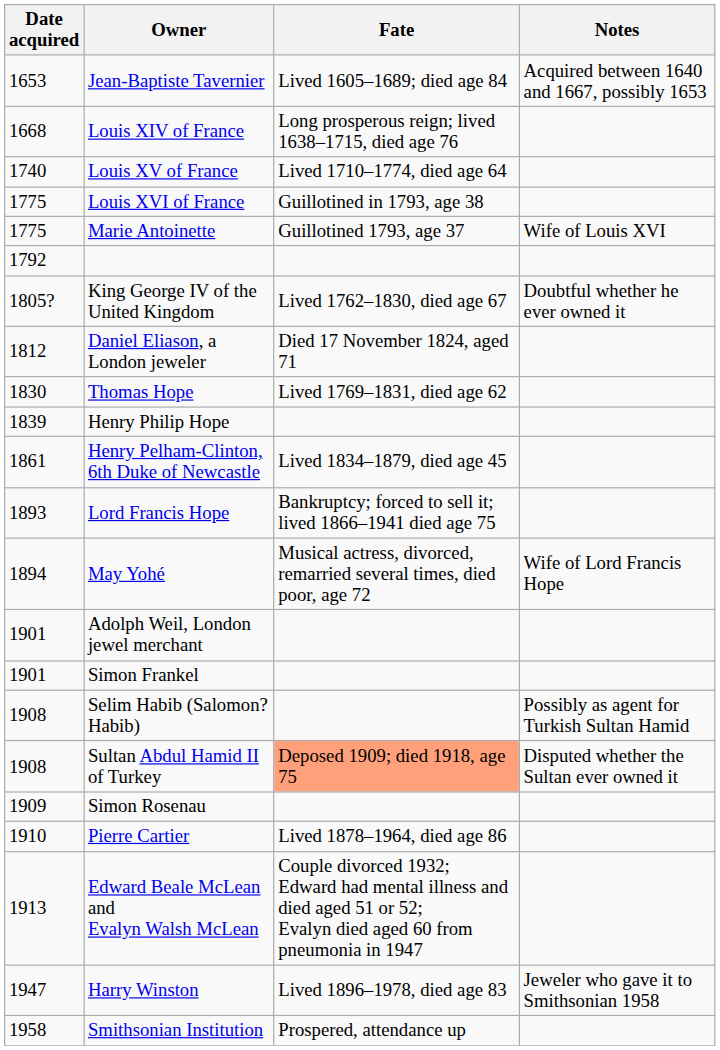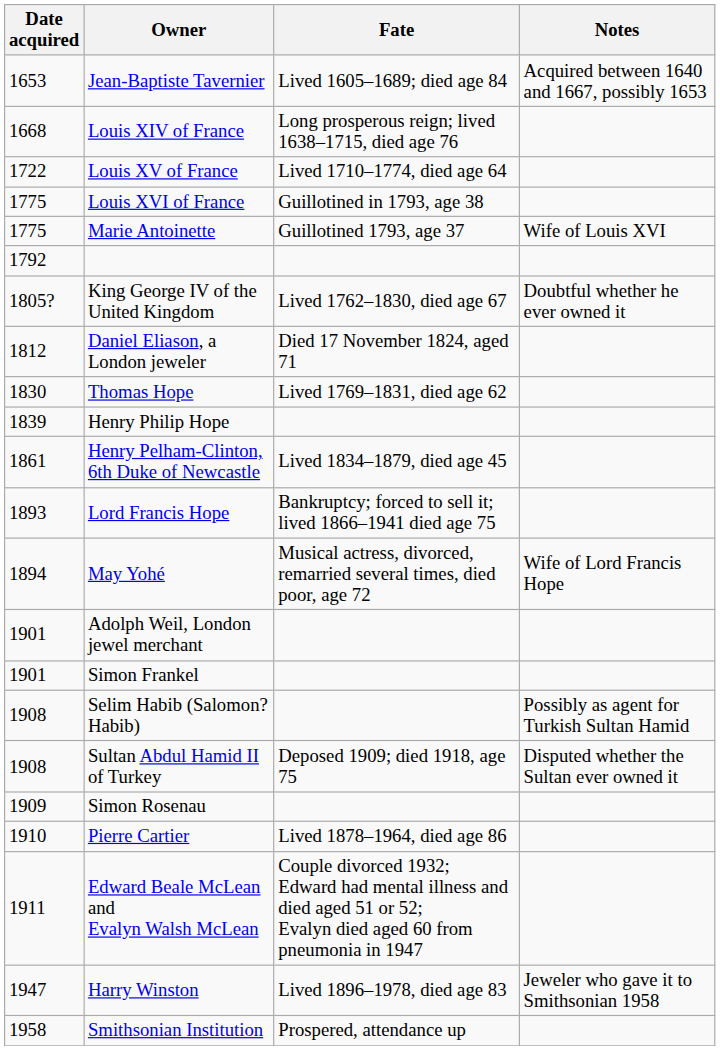(28, 171) 1740 -> (28, 171) 1722
(392, 766) lightsalmon background -> (392, 766) no background
(28, 907) 1913 -> (27, 907) 1911
